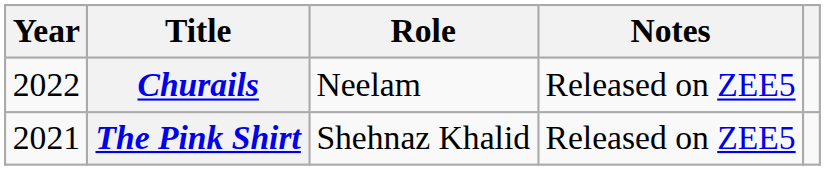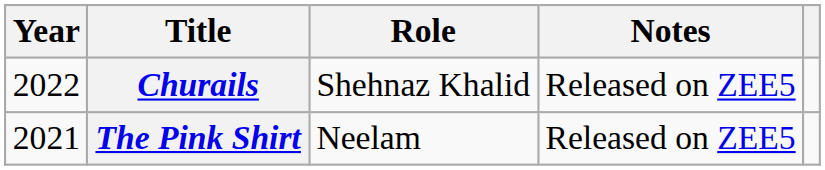(369, 84) Neelam -> (423, 84) Shehnaz Khalid
(423, 137) Shehnaz Khalid -> (369, 137) Neelam
